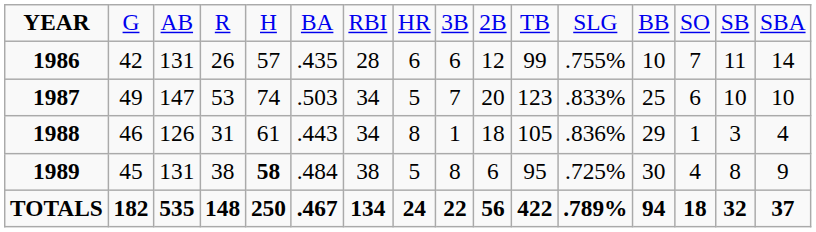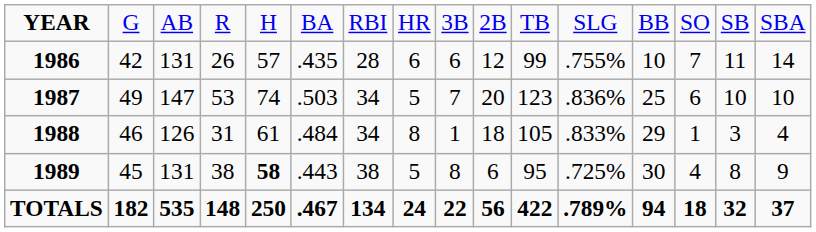(595, 97) .833% -> (595, 97) .836%
(317, 134) .443 -> (317, 134) .484
(595, 134) .836% -> (595, 134) .833%
(317, 171) .484 -> (317, 171) .443
